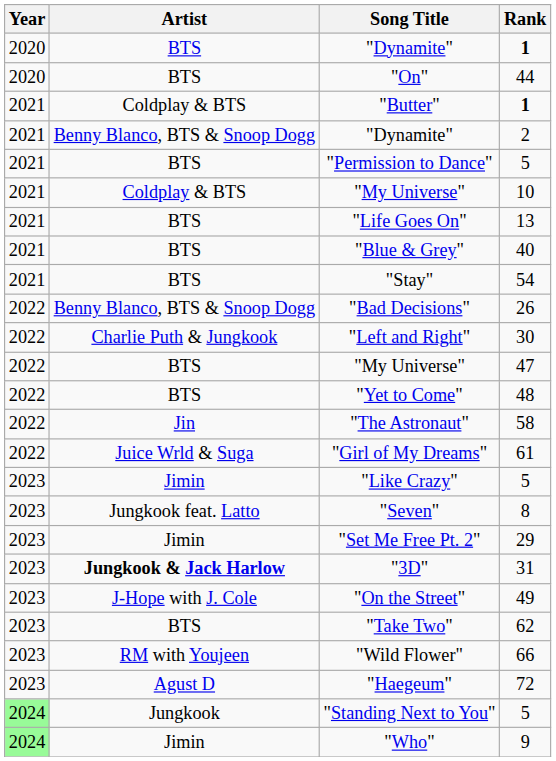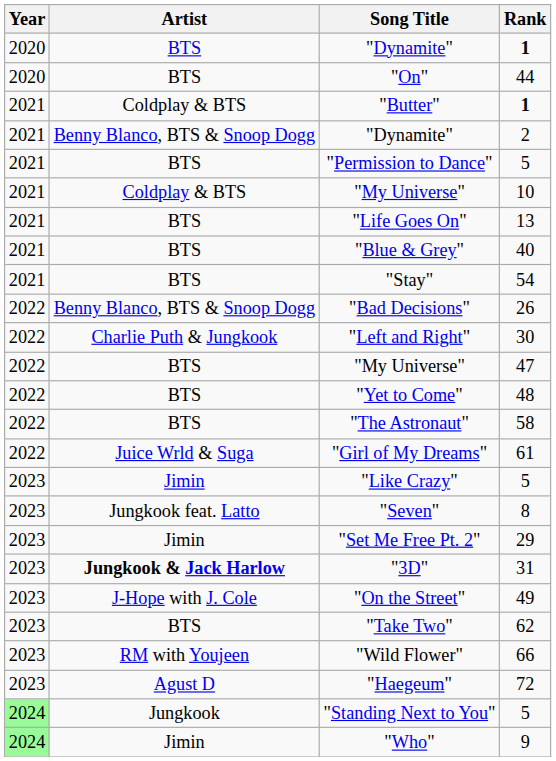(184, 423) Jin -> (184, 423) BTS
